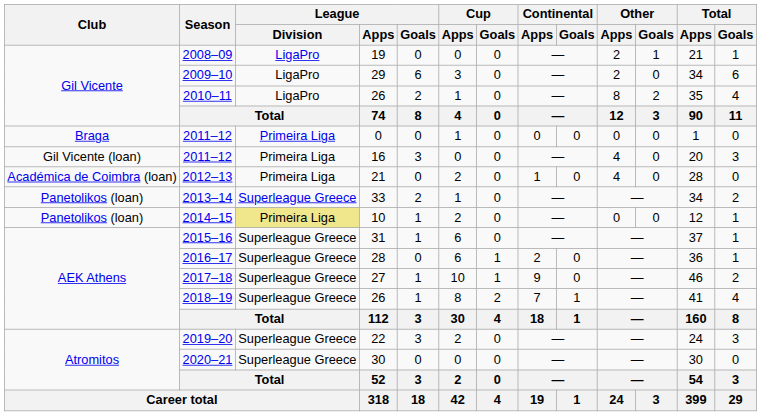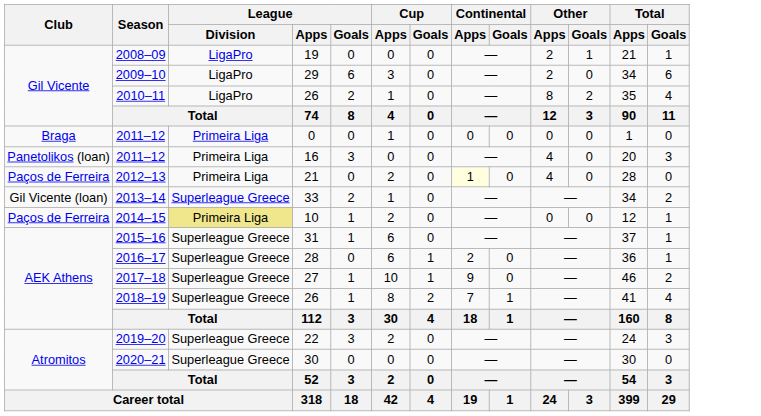(92, 156) Gil Vicente (loan) -> (59, 156) Panetolikos (loan)
(92, 177) Académica de Coimbra (loan) -> (59, 177) Paços de Ferreira
(537, 177) no background -> (470, 177) lightyellow background
(92, 197) Panetolikos (loan) -> (59, 197) Gil Vicente (loan)
(92, 217) Panetolikos (loan) -> (59, 217) Paços de Ferreira
